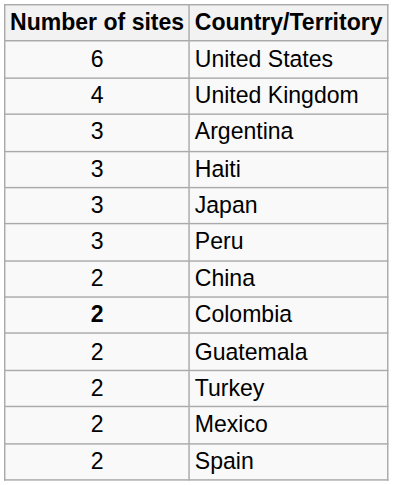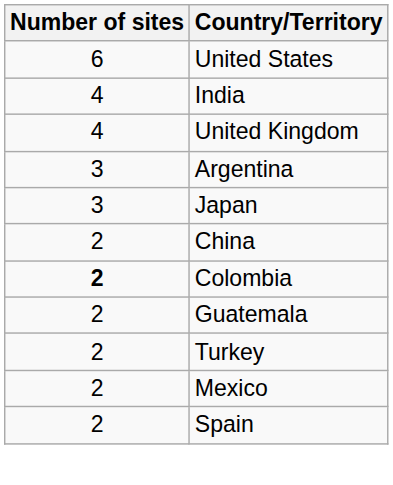+ row: (220, 95)
- row: (218, 168)
- row: (219, 242)
